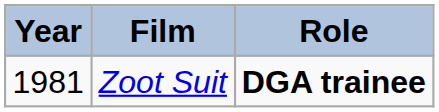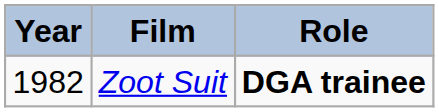(48, 81) 1981 -> (48, 81) 1982
